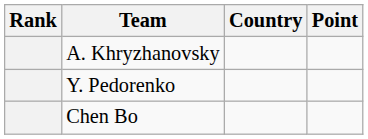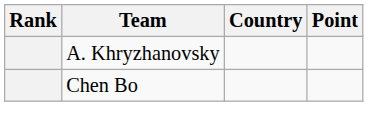- row: (121, 85)
